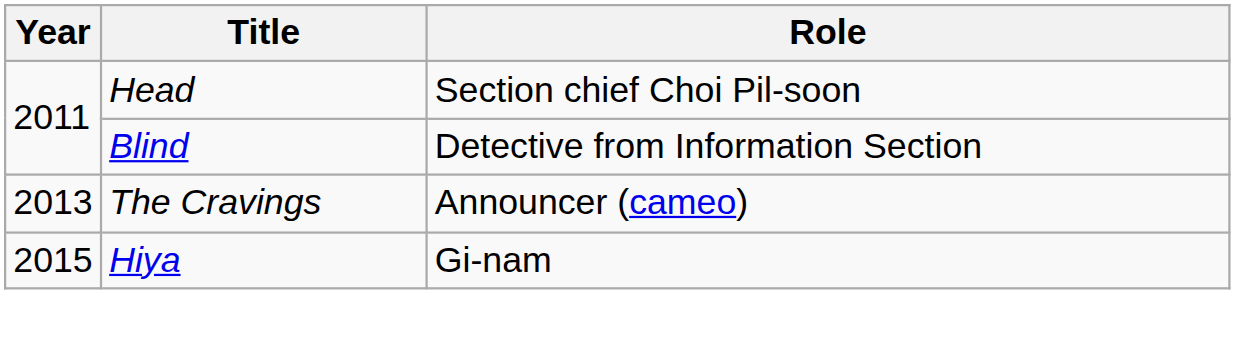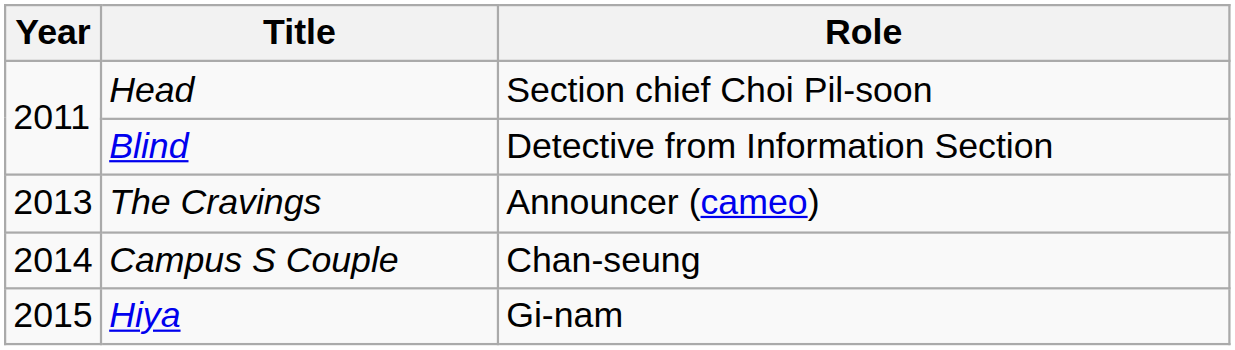+ row: (254, 259)
